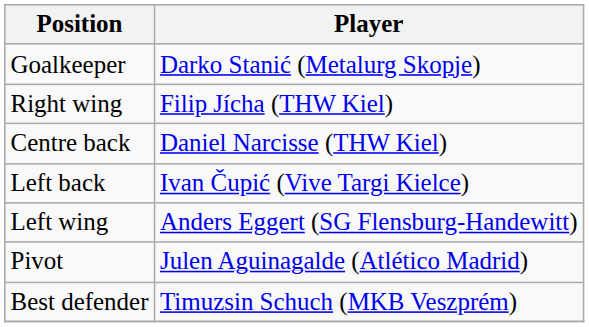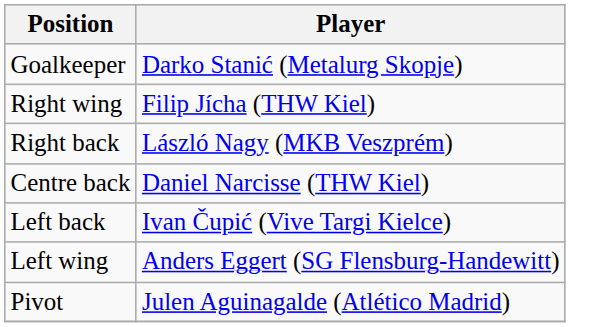+ row: (65, 143)
- row: (79, 301)
